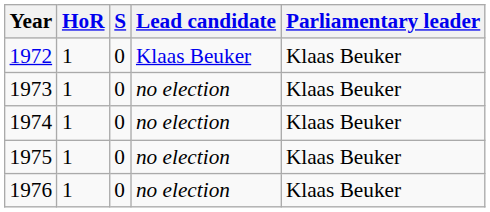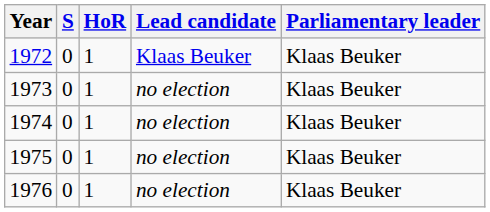columns swapped: (83, 21) <-> (120, 21)
